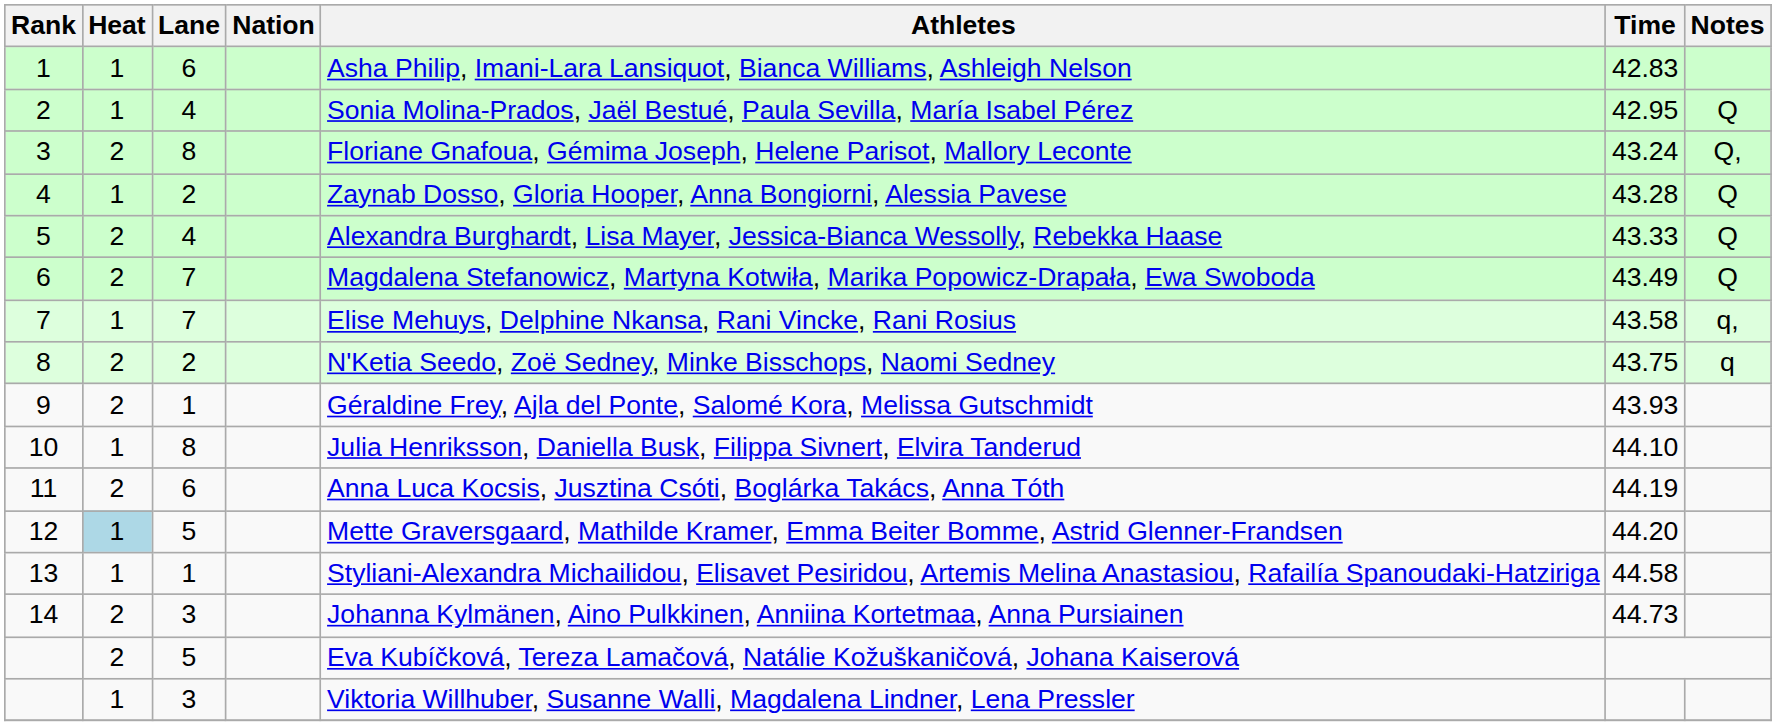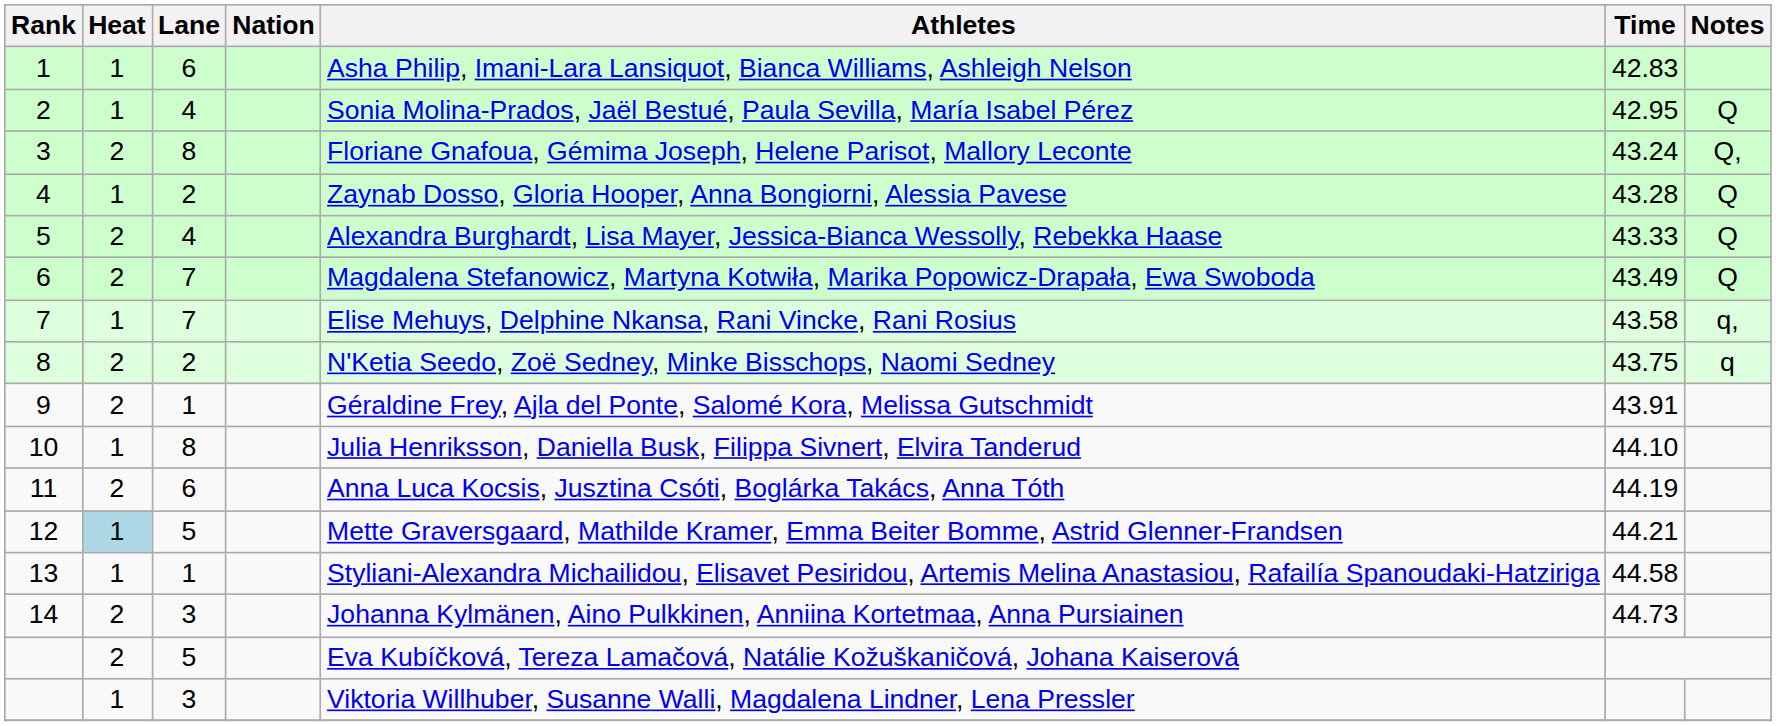(1645, 404) 43.93 -> (1645, 404) 43.91
(1645, 531) 44.20 -> (1645, 531) 44.21
